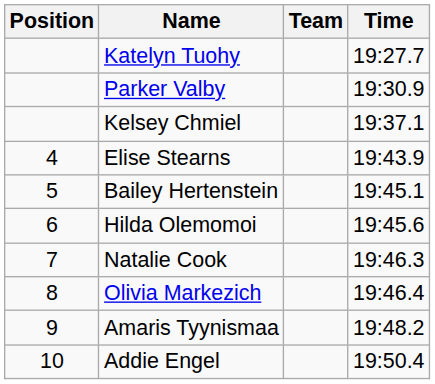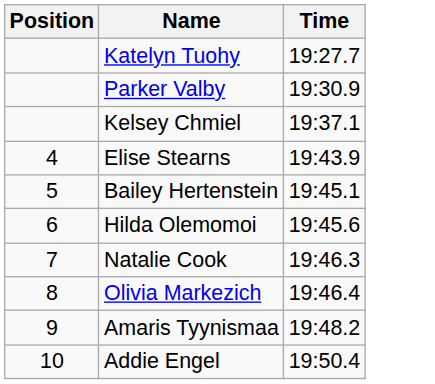- column: (316, 21)
